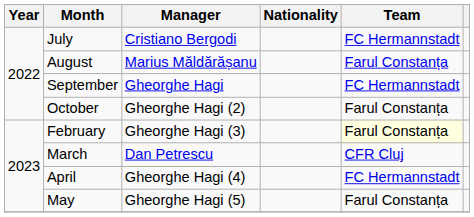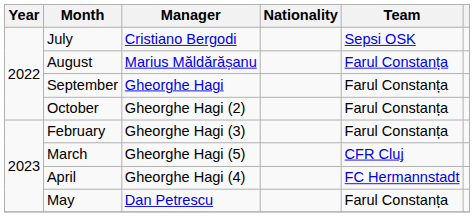(402, 39) FC Hermannstadt -> (380, 39) Sepsi OSK
(402, 85) FC Hermannstadt -> (396, 85) Farul Constanța
(396, 131) lightyellow background -> (396, 131) no background
(169, 154) Dan Petrescu -> (185, 154) Gheorghe Hagi (5)
(185, 200) Gheorghe Hagi (5) -> (169, 200) Dan Petrescu
